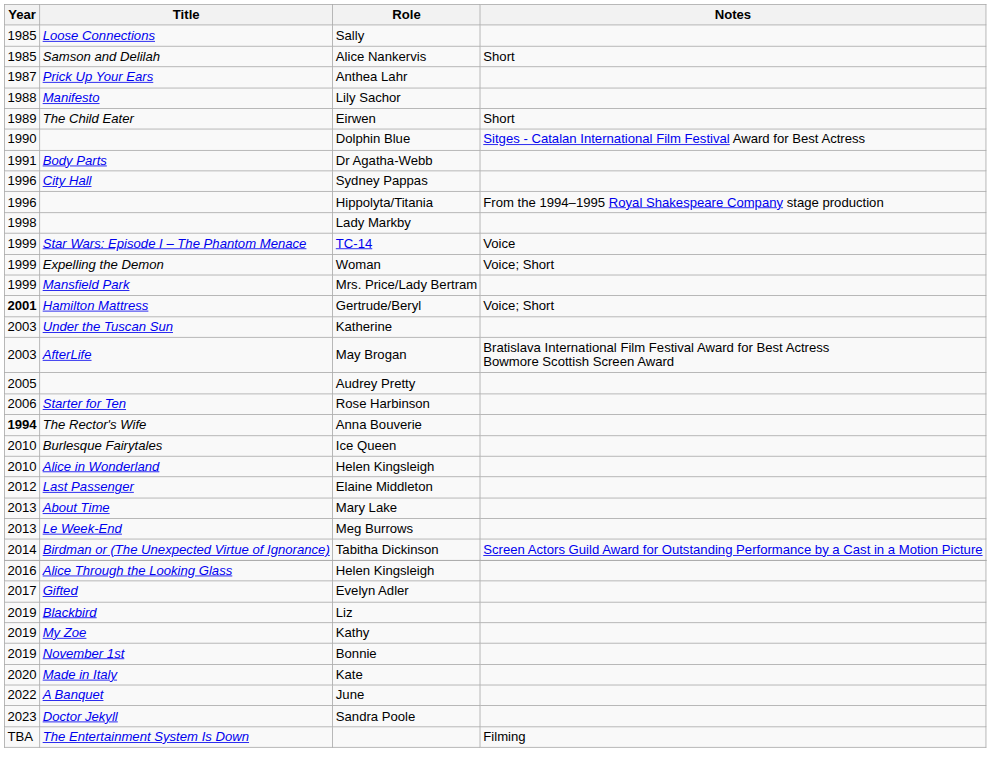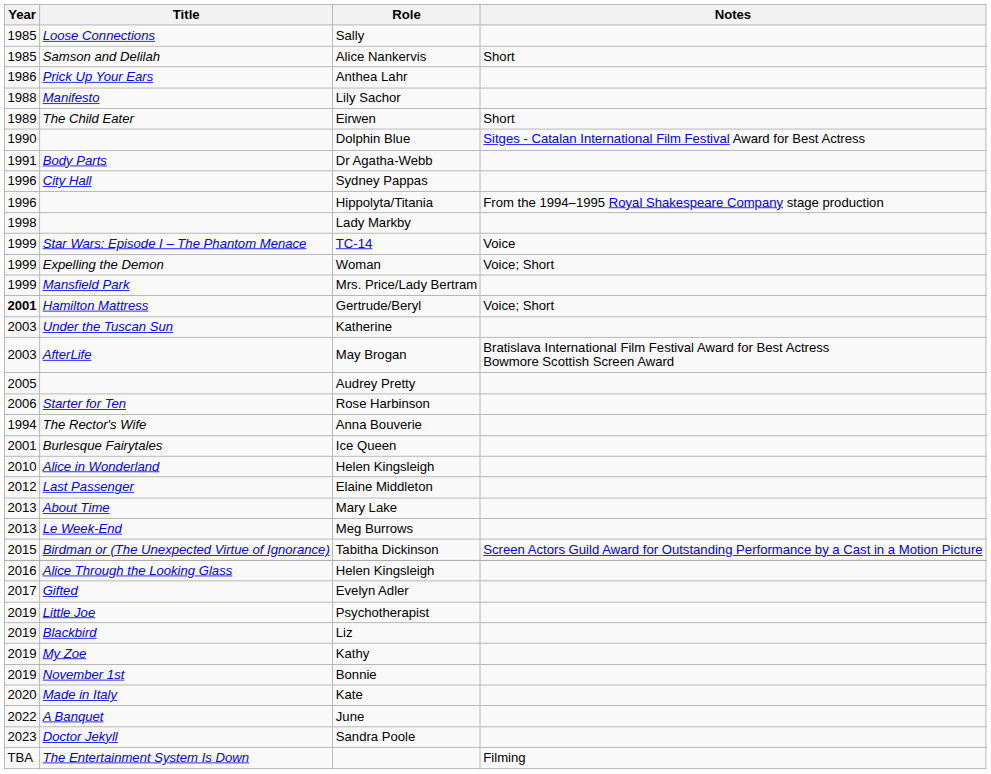(22, 77) 1987 -> (22, 77) 1986
(22, 425) bold -> (22, 425) normal
(22, 445) 2010 -> (22, 445) 2001
(22, 549) 2014 -> (22, 549) 2015
+ row: (69, 612)
